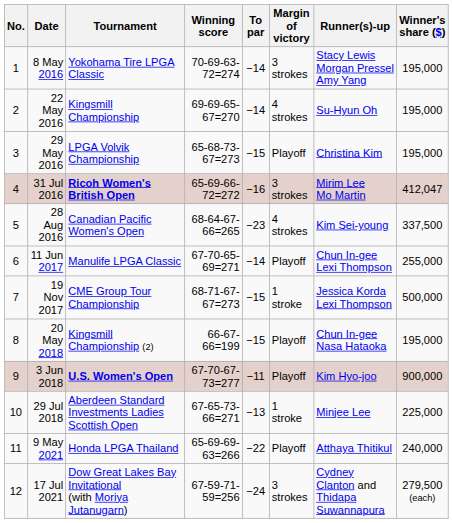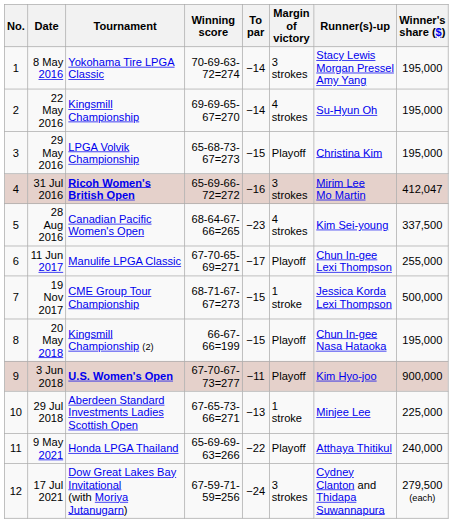(256, 261) −14 -> (256, 261) −17
